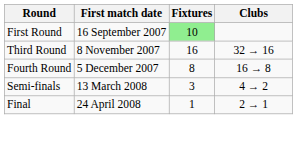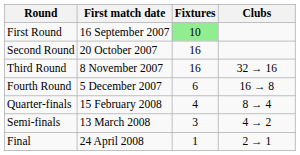+ row: (41, 50)
(192, 68) 8 -> (195, 86) 6
+ row: (39, 104)
